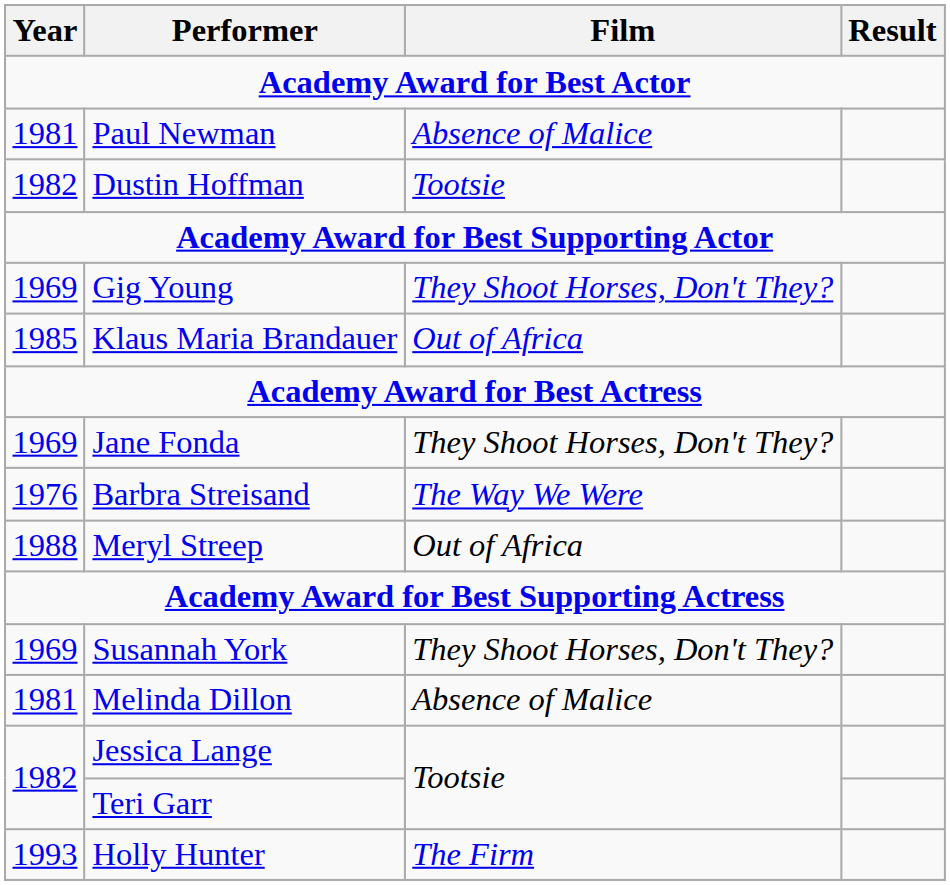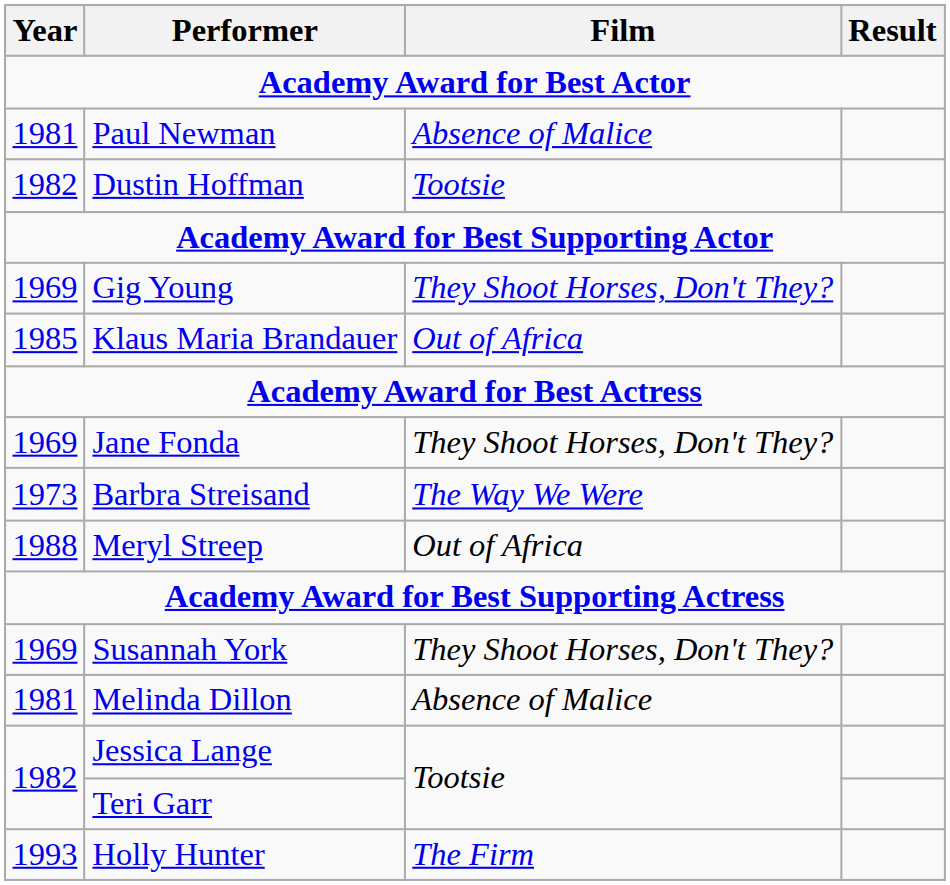(45, 493) 1976 -> (45, 493) 1973
